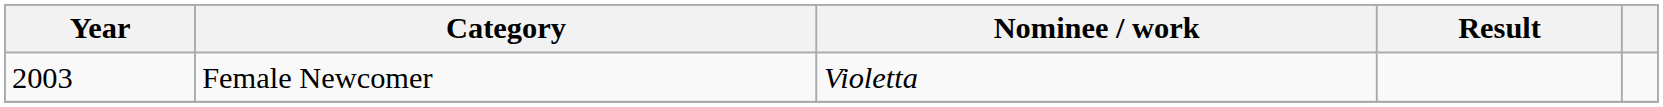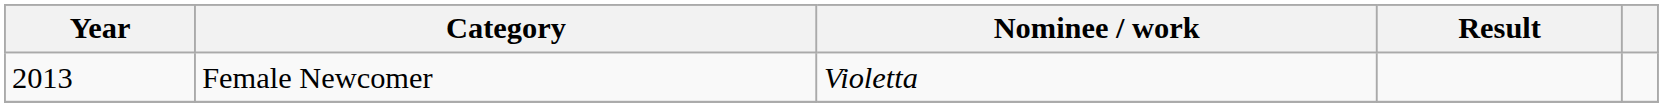(42, 76) 2003 -> (42, 76) 2013
